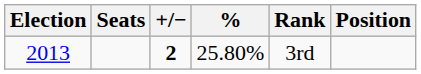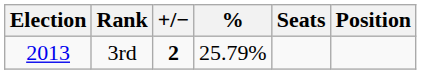columns swapped: (121, 20) <-> (300, 20)
(230, 52) 25.80% -> (233, 52) 25.79%
